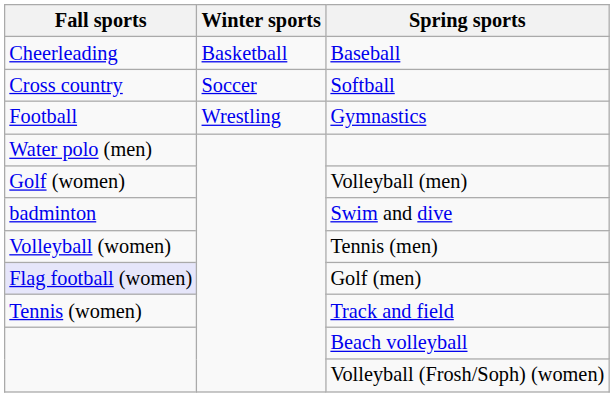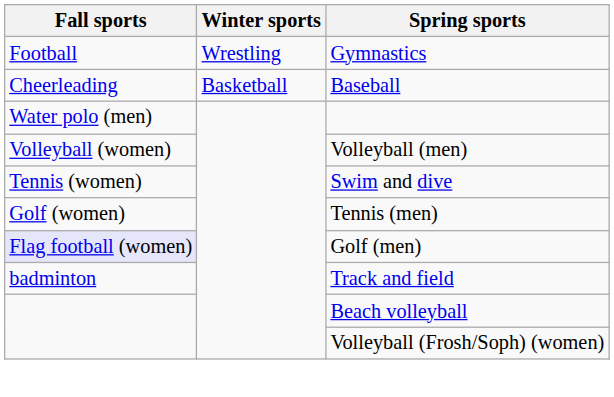rows swapped: (365, 52) <-> (378, 117)
- row: (363, 85)
(67, 181) Golf (women) -> (90, 149) Volleyball (women)
(53, 213) badminton -> (75, 181) Tennis (women)
(90, 246) Volleyball (women) -> (67, 213) Golf (women)
(75, 310) Tennis (women) -> (53, 278) badminton
